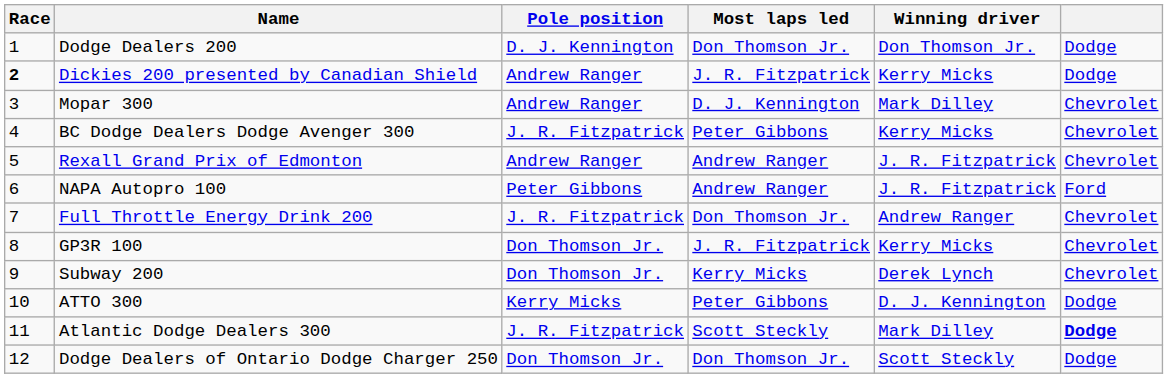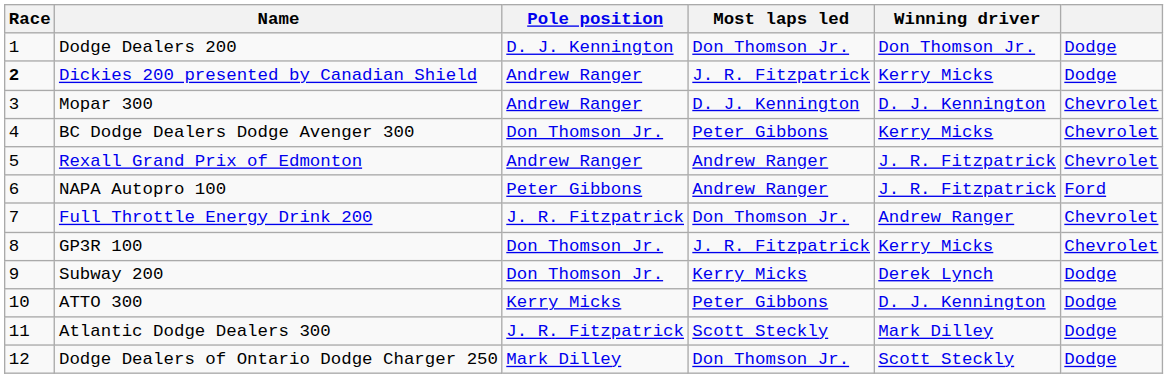(936, 104) Mark Dilley -> (962, 104) D. J. Kennington
(595, 132) J. R. Fitzpatrick -> (585, 132) Don Thomson Jr.
(1111, 274) Chevrolet -> (1090, 274) Dodge
(1090, 331) bold -> (1090, 331) normal
(585, 360) Don Thomson Jr. -> (564, 360) Mark Dilley
